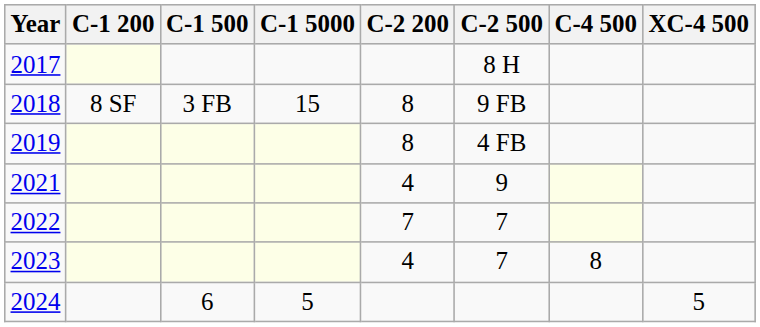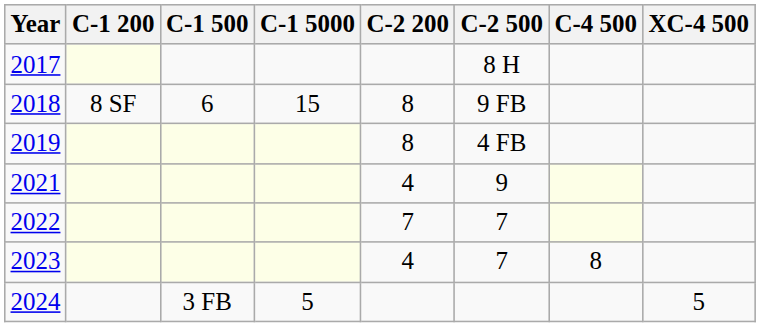(207, 103) 3 FB -> (207, 103) 6
(207, 301) 6 -> (207, 301) 3 FB
